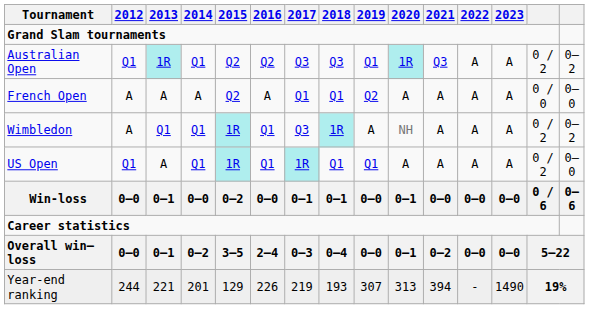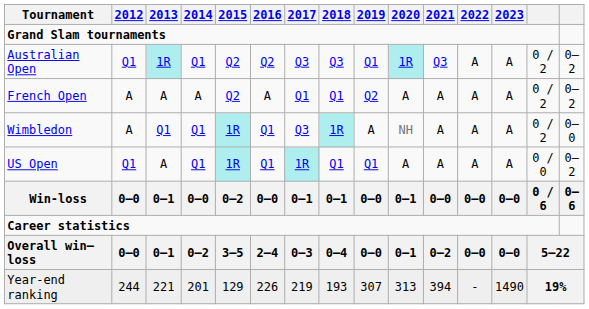(543, 95) 0 / 0 -> (543, 95) 0 / 2
(572, 95) 0–0 -> (572, 95) 0–2
(572, 130) 0–2 -> (572, 130) 0–0
(543, 164) 0 / 2 -> (543, 164) 0 / 0
(572, 164) 0–0 -> (572, 164) 0–2
